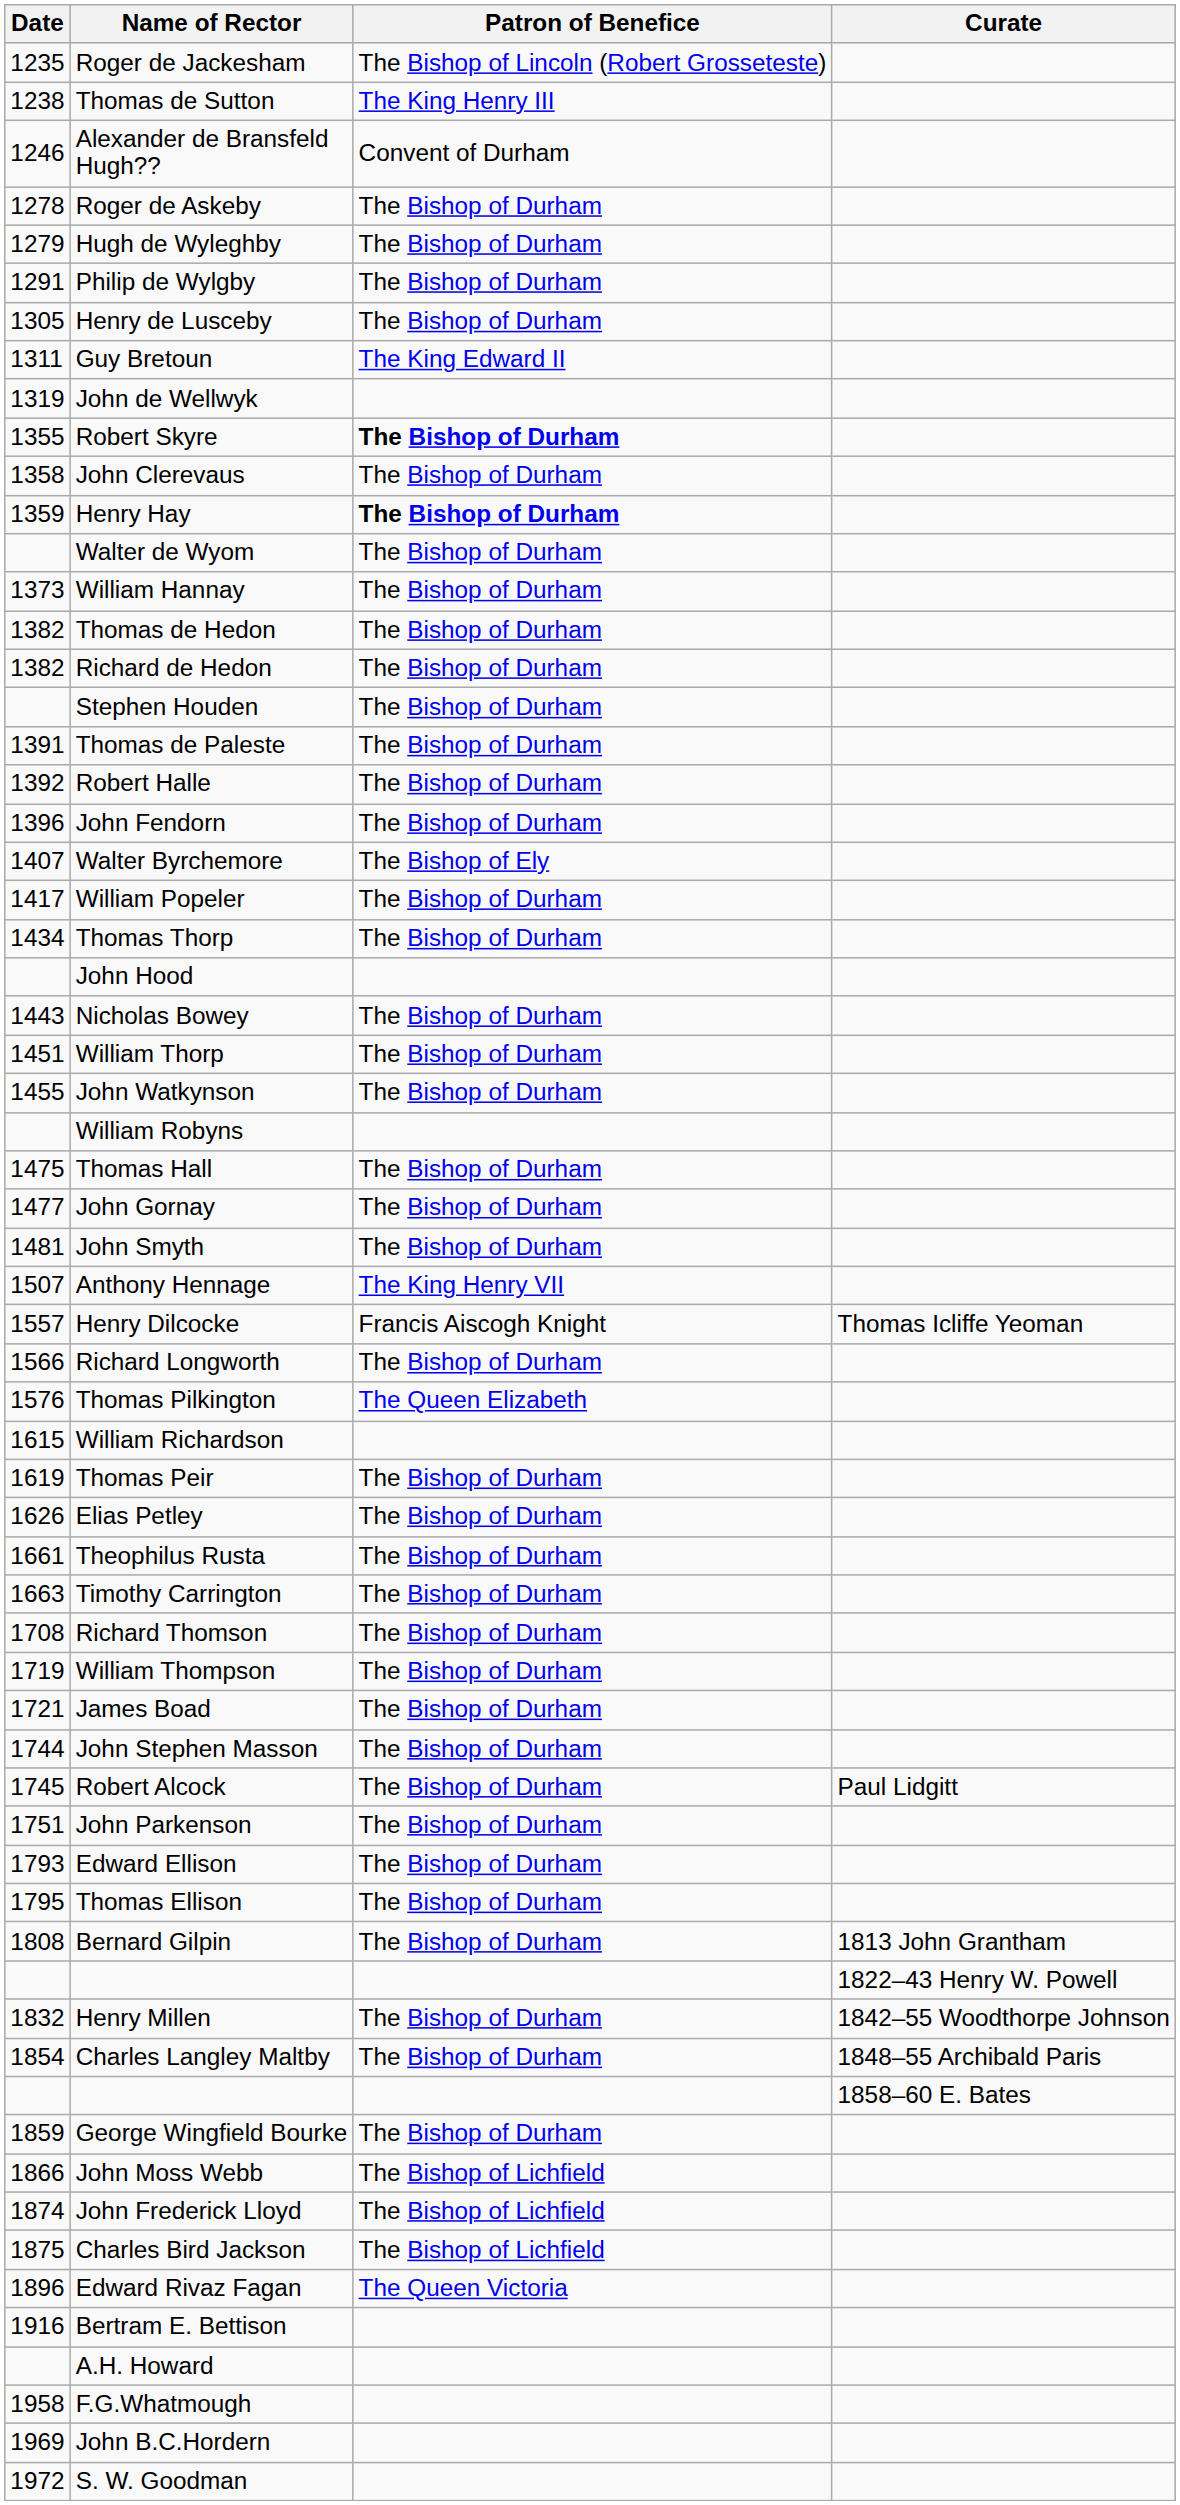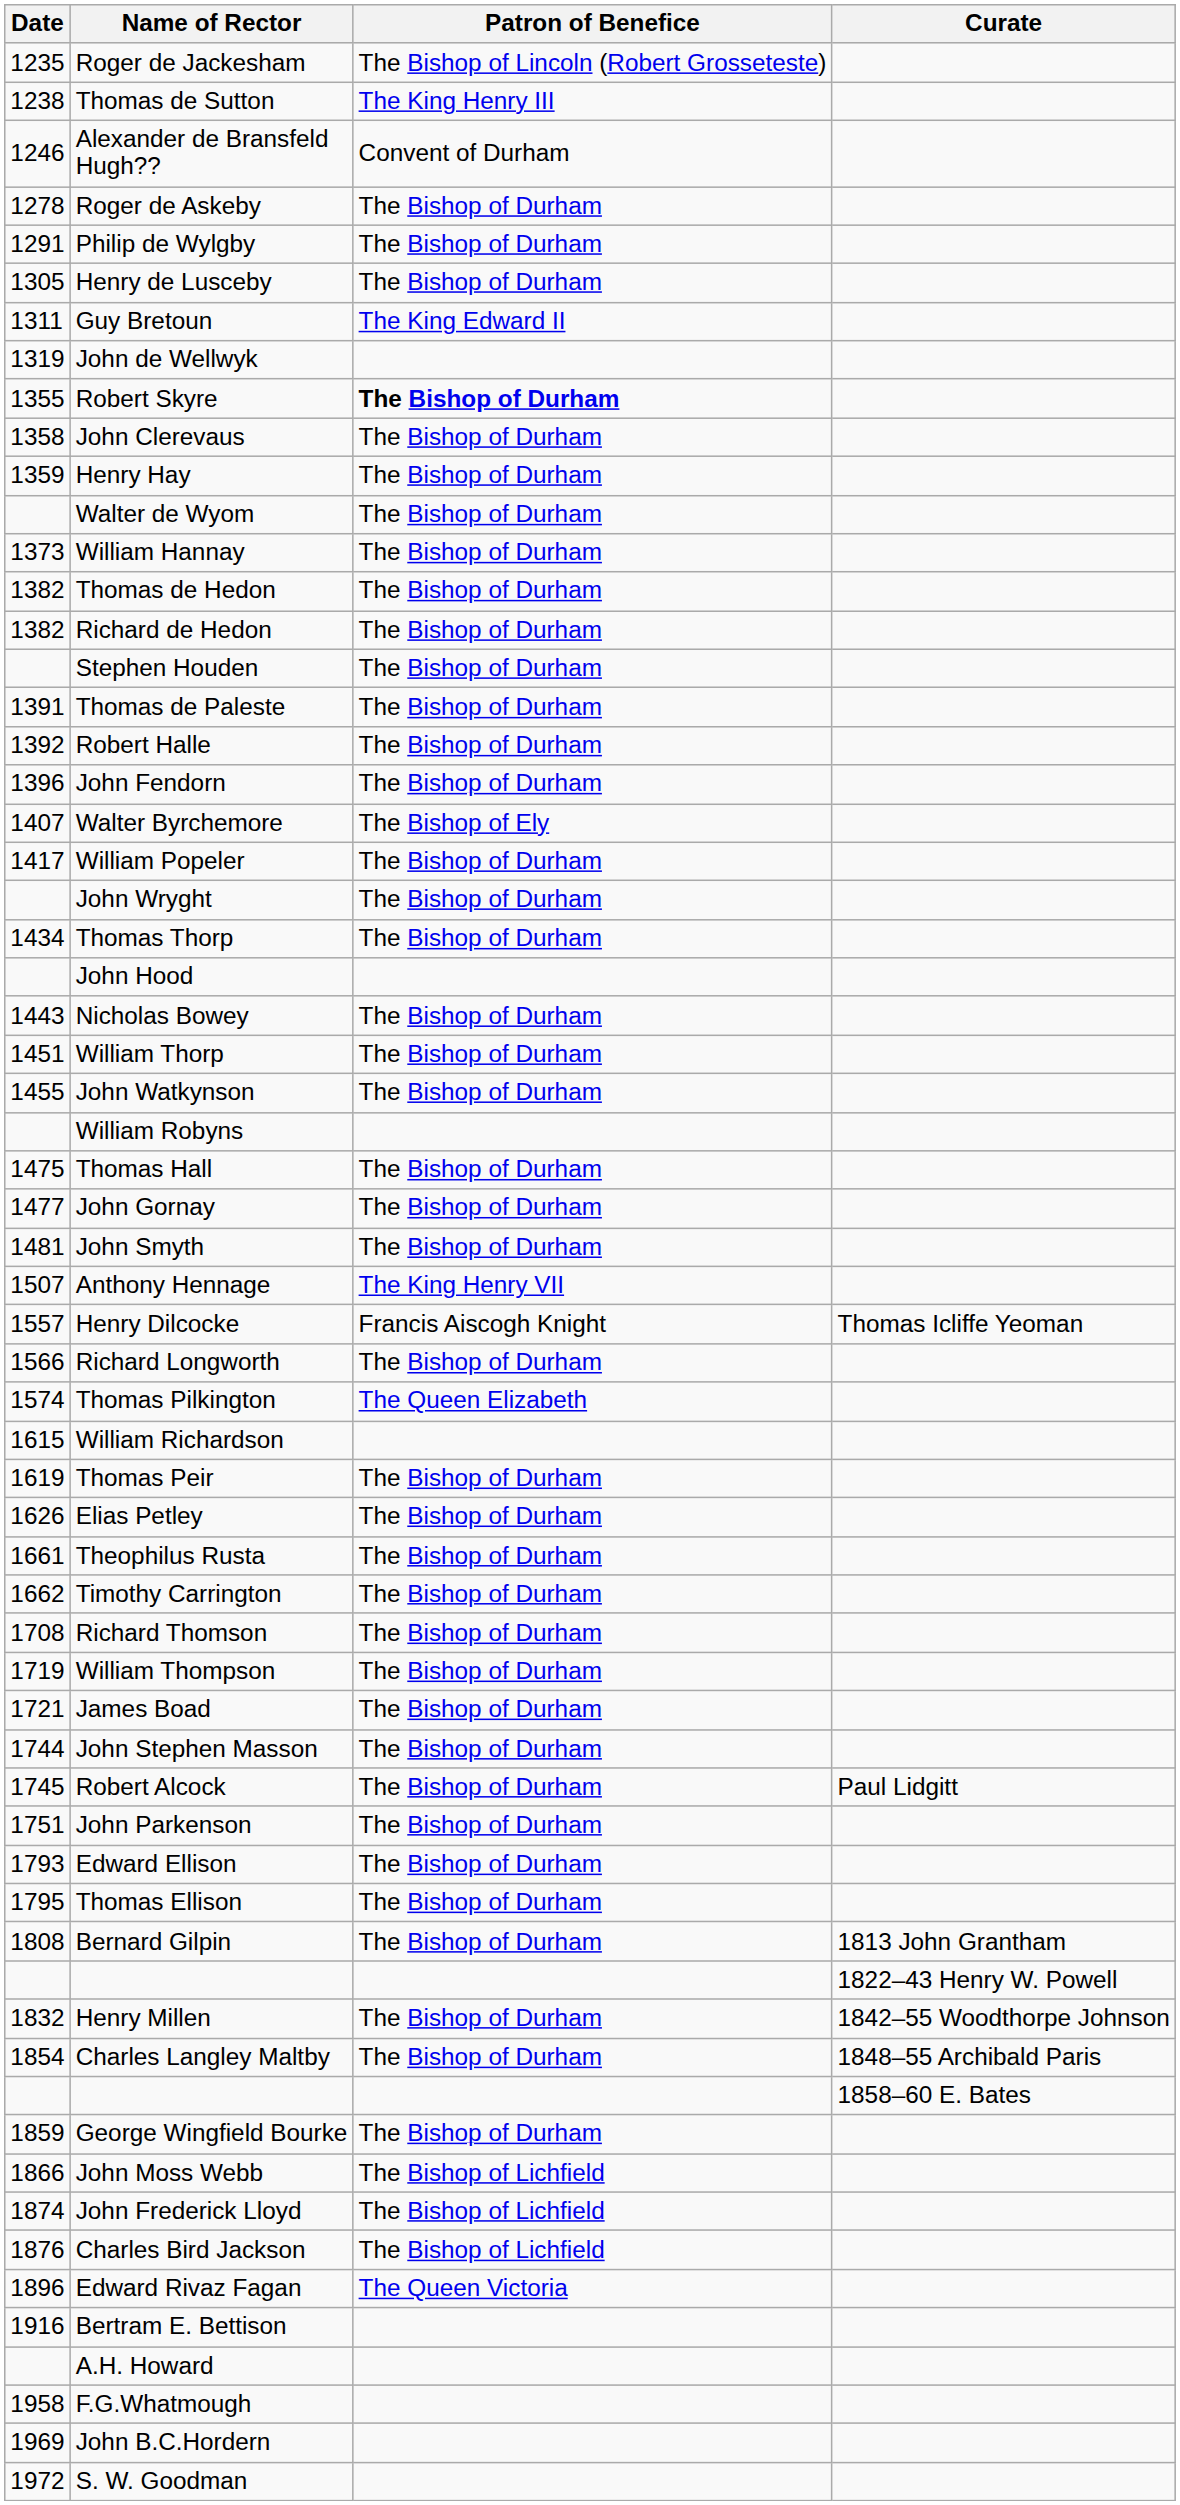- row: (178, 243)
(489, 513) bold -> (480, 475) normal
+ row: (144, 899)
(37, 1401) 1576 -> (37, 1401) 1574
(37, 1593) 1663 -> (37, 1593) 1662
(37, 2249) 1875 -> (37, 2249) 1876
